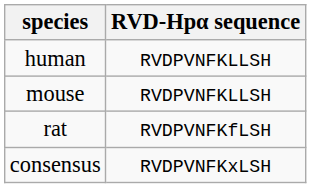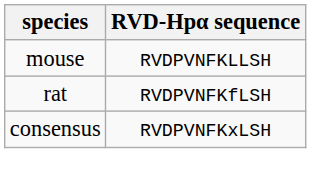- row: (55, 57)
